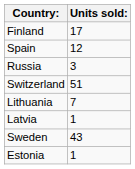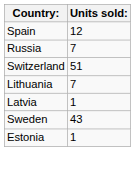- row: (25, 31)
(73, 66) 3 -> (73, 48) 7
